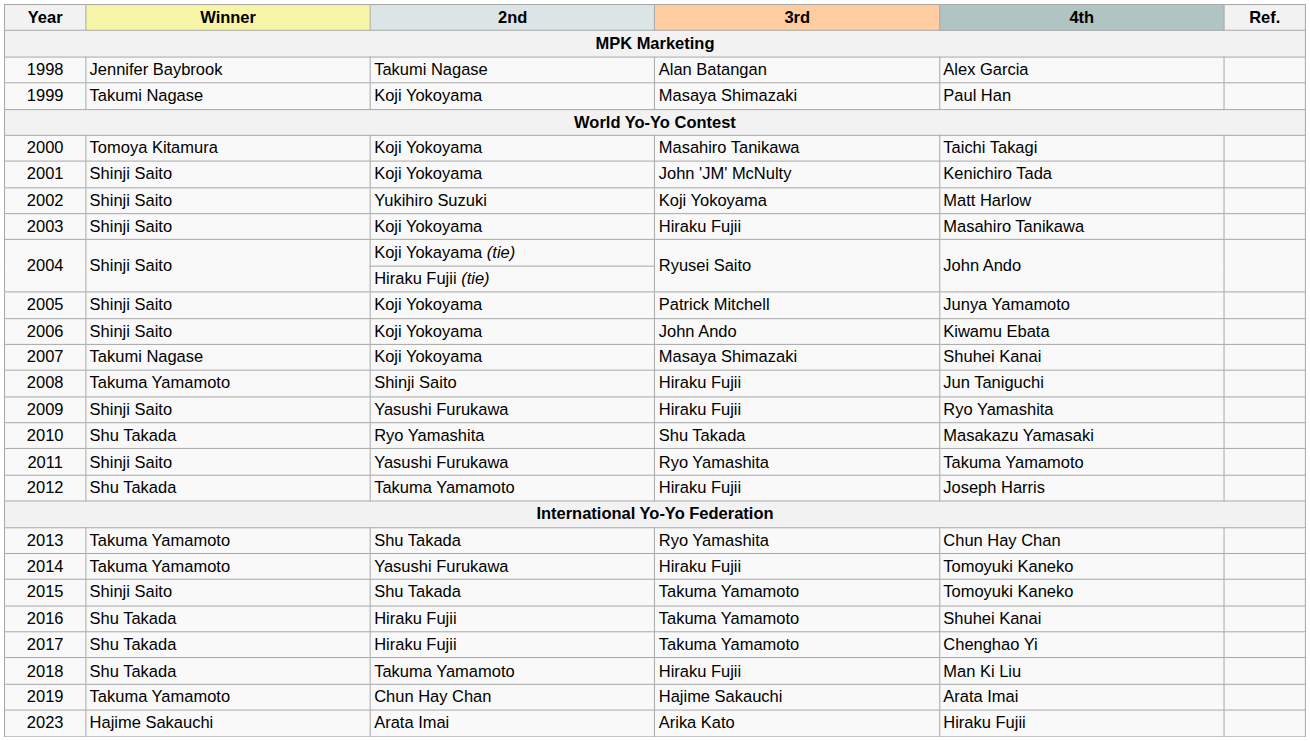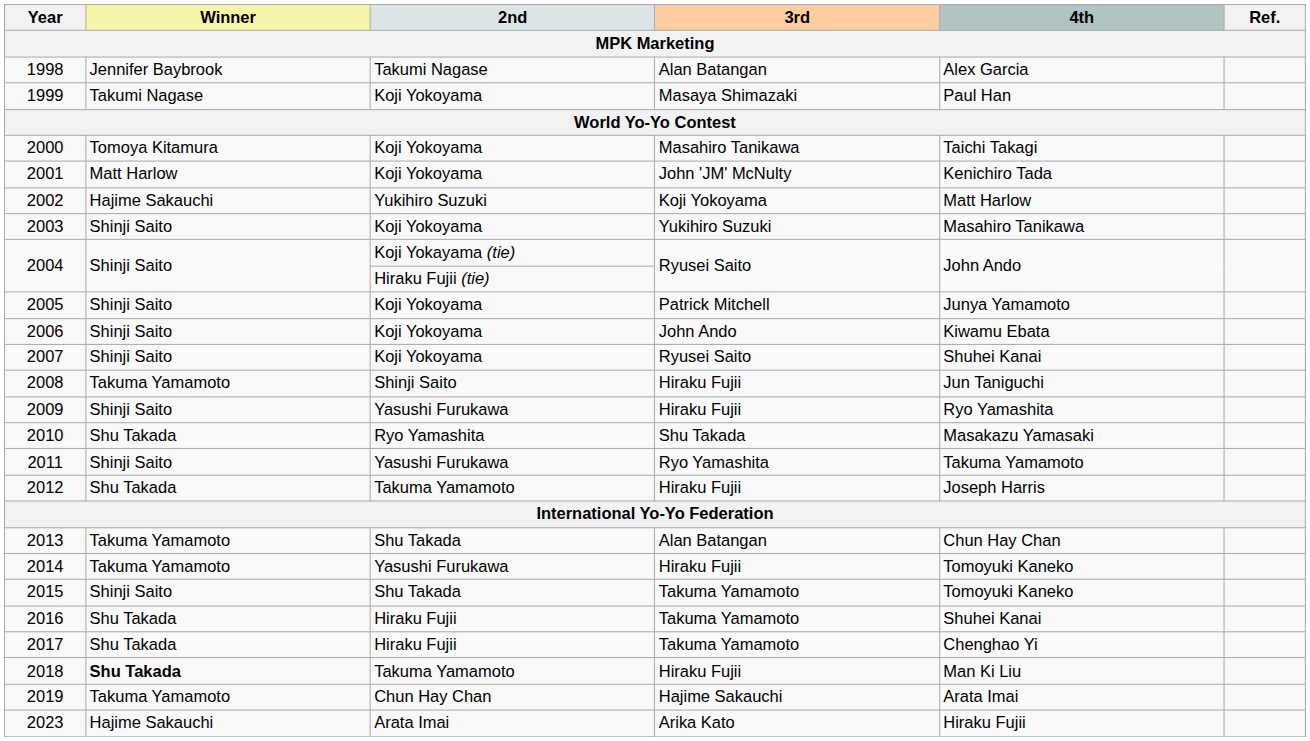(131, 174) Shinji Saito -> (134, 174) Matt Harlow
(131, 200) Shinji Saito -> (151, 200) Hajime Sakauchi
(700, 226) Hiraku Fujii -> (715, 226) Yukihiro Suzuki
(146, 357) Takumi Nagase -> (131, 357) Shinji Saito
(728, 357) Masaya Shimazaki -> (705, 357) Ryusei Saito
(714, 540) Ryo Yamashita -> (713, 540) Alan Batangan
(133, 670) normal -> (135, 670) bold
